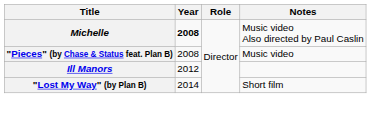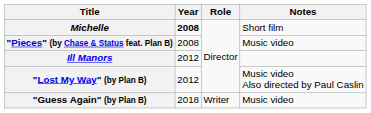(303, 33) Music video Also directed by Paul Caslin -> (263, 27) Short film
(188, 85) 2014 -> (188, 79) 2012
(263, 85) Short film -> (303, 79) Music video Also directed by Paul Caslin
+ row: (90, 100)
